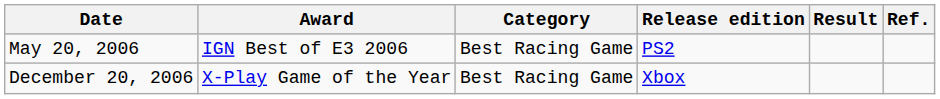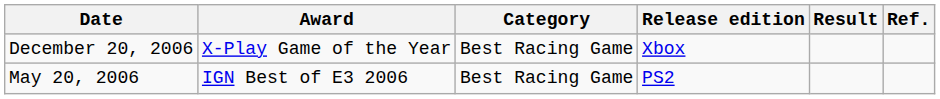rows swapped: (74, 49) <-> (101, 78)
